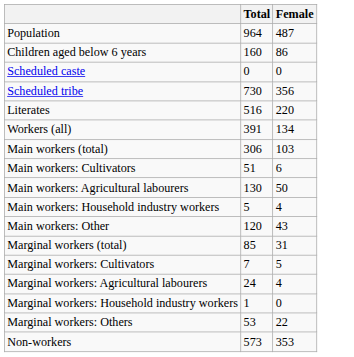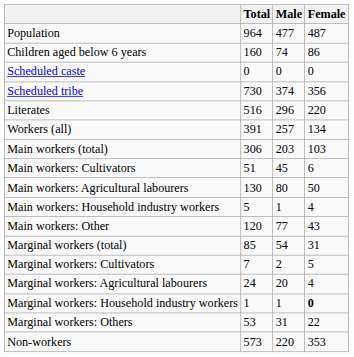+ column: (289, 14)
(279, 303) normal -> (311, 303) bold
